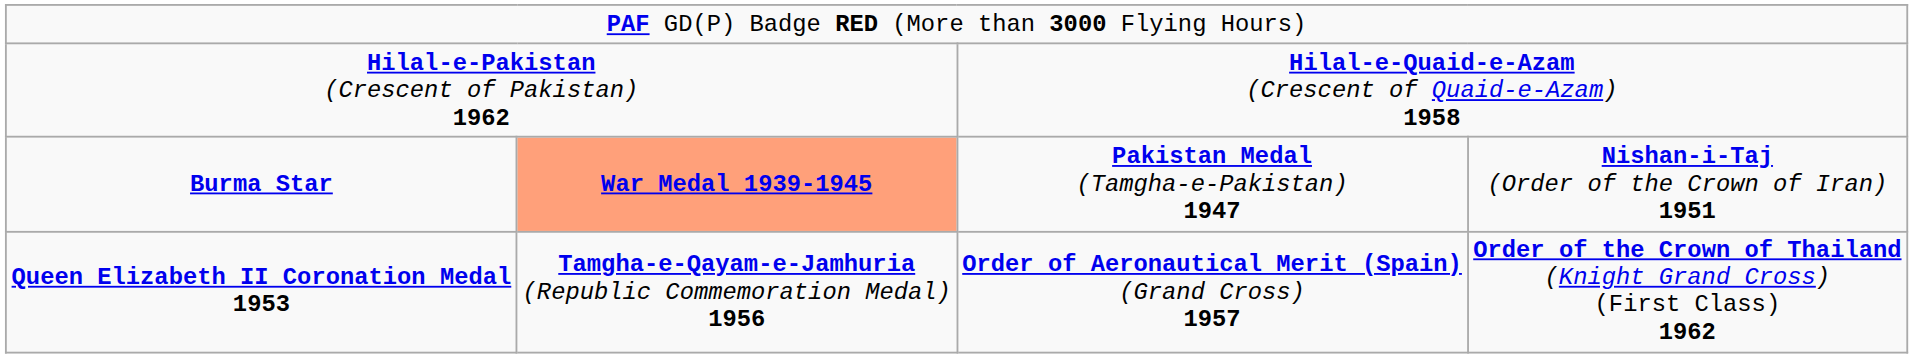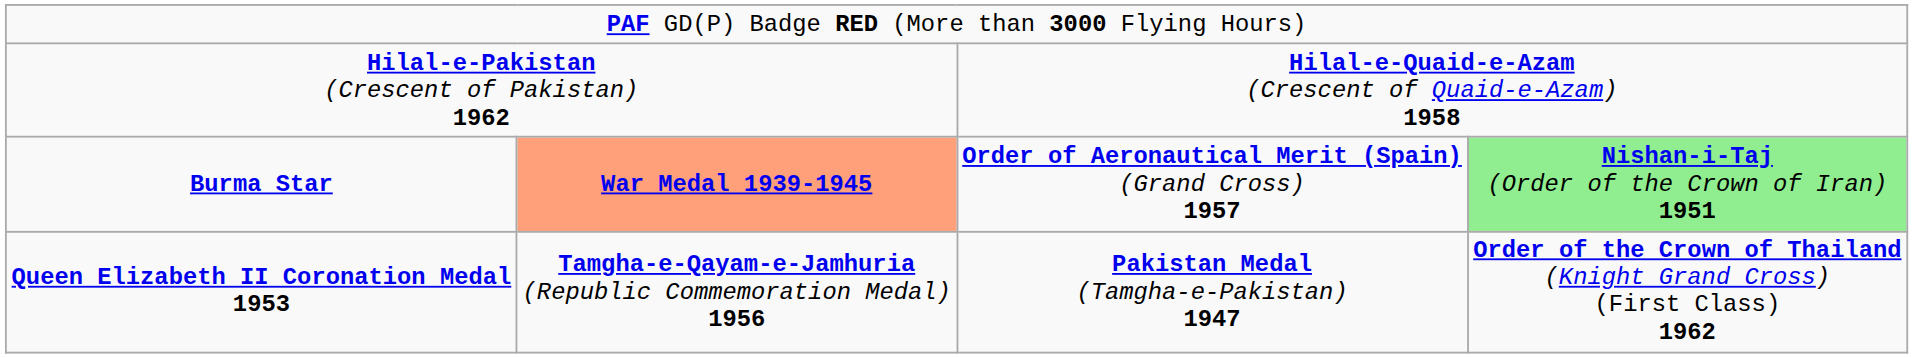(1212, 184) Pakistan Medal (Tamgha-e-Pakistan) 1947 -> (1212, 184) Order of Aeronautical Merit (Spain) (Grand Cross) 1957
(1687, 184) no background -> (1687, 184) lightgreen background
(1212, 292) Order of Aeronautical Merit (Spain) (Grand Cross) 1957 -> (1212, 292) Pakistan Medal (Tamgha-e-Pakistan) 1947
